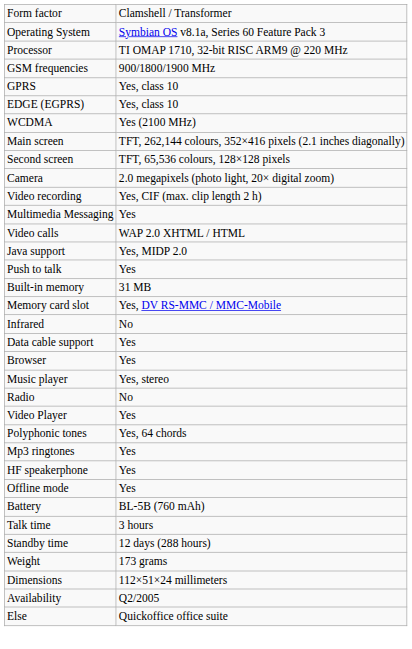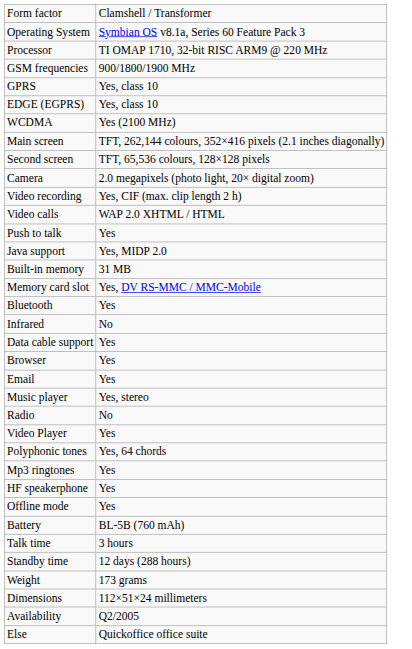- row: (60, 214)
rows swapped: (34, 269) <-> (36, 251)
+ row: (30, 305)
+ row: (21, 379)
